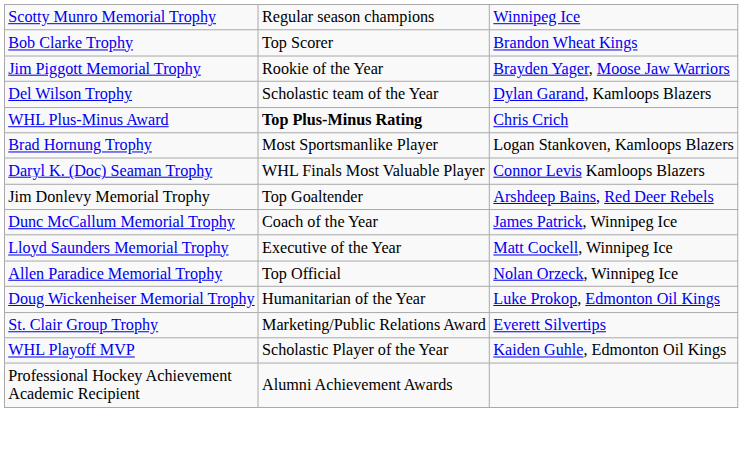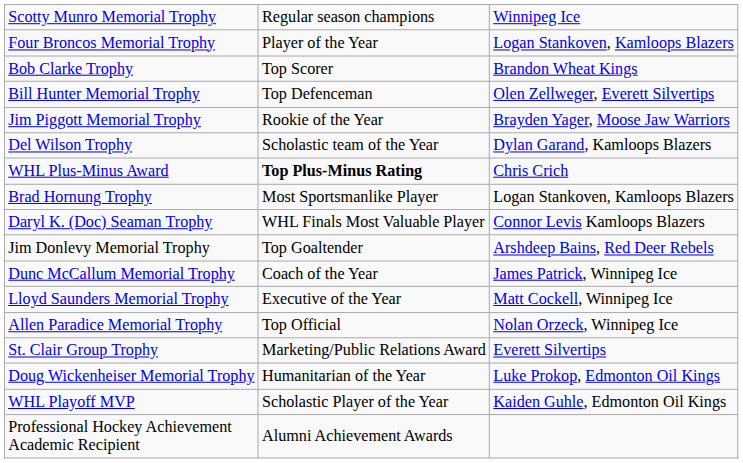+ row: (112, 42)
+ row: (104, 94)
rows swapped: (83, 324) <-> (131, 299)
